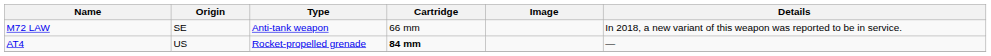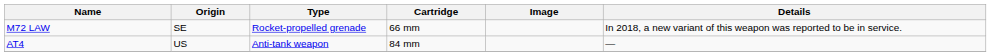(290, 28) Anti-tank weapon -> (309, 28) Rocket-propelled grenade
(309, 43) Rocket-propelled grenade -> (290, 43) Anti-tank weapon
(405, 43) bold -> (405, 43) normal
